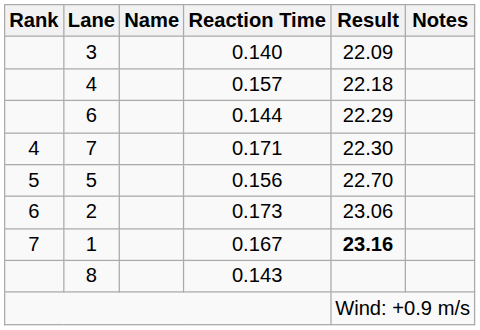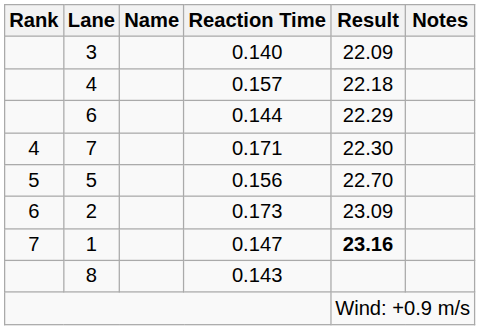(368, 212) 23.06 -> (368, 212) 23.09
(257, 244) 0.167 -> (257, 244) 0.147
